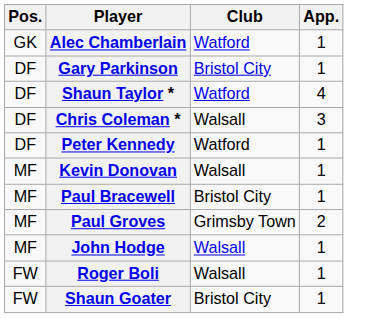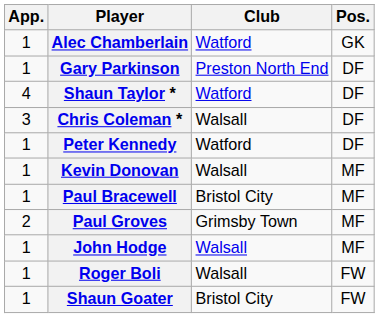columns swapped: (25, 17) <-> (321, 17)
(232, 68) Bristol City -> (262, 68) Preston North End
